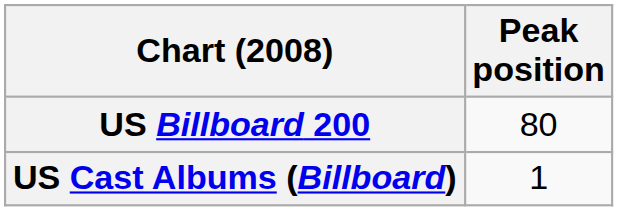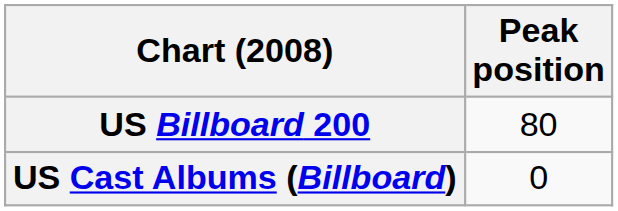(539, 177) 1 -> (539, 177) 0
